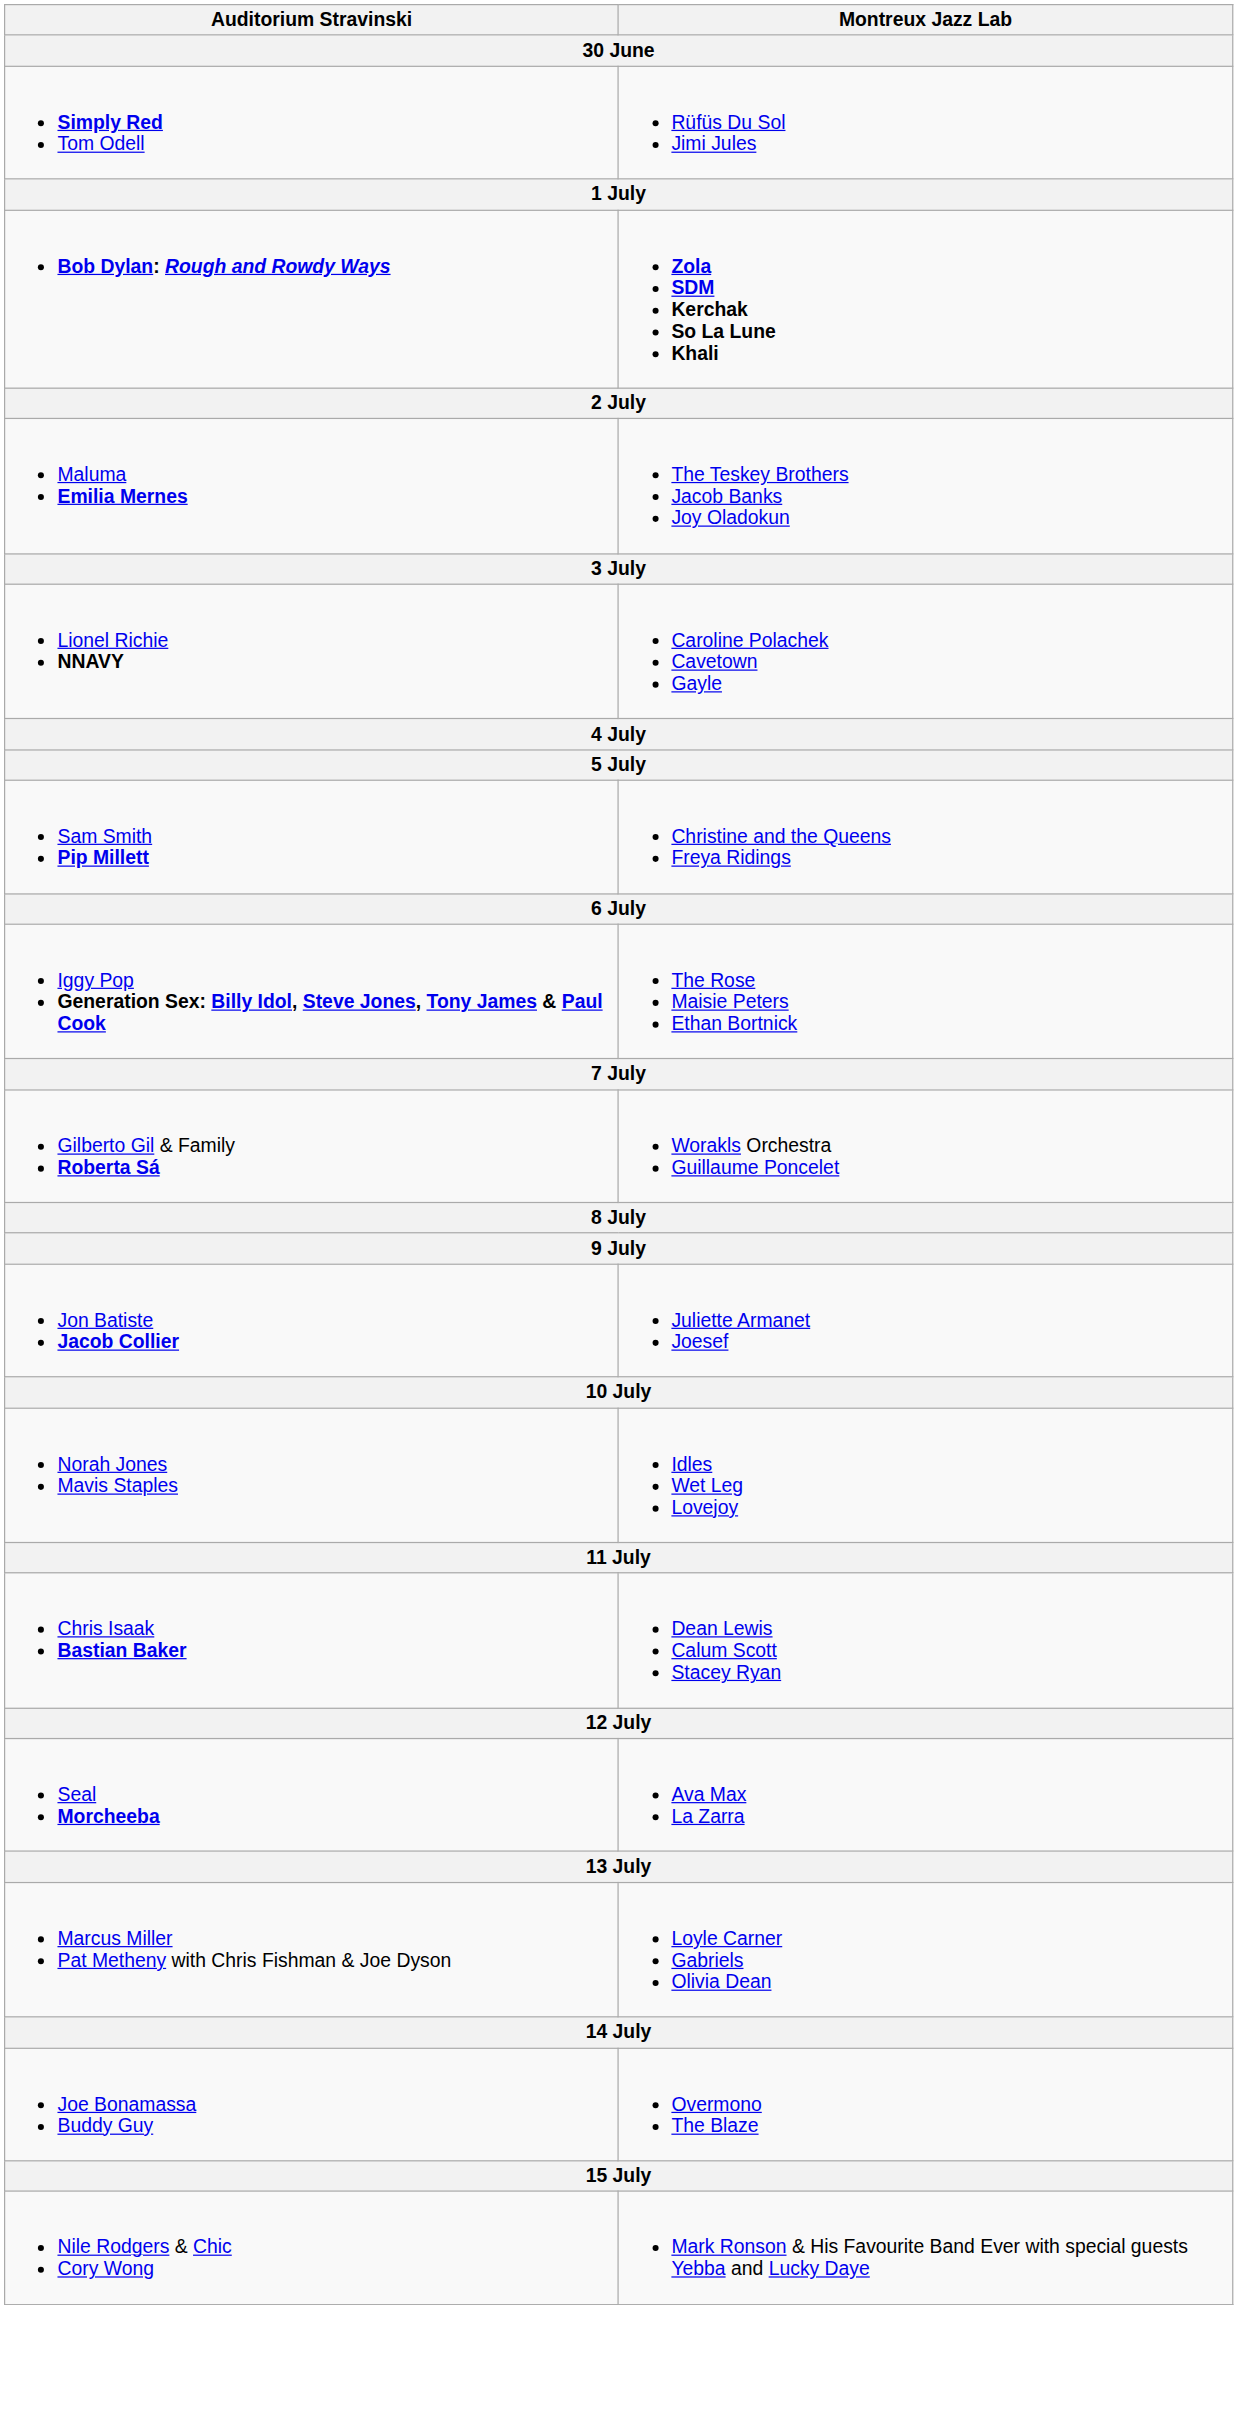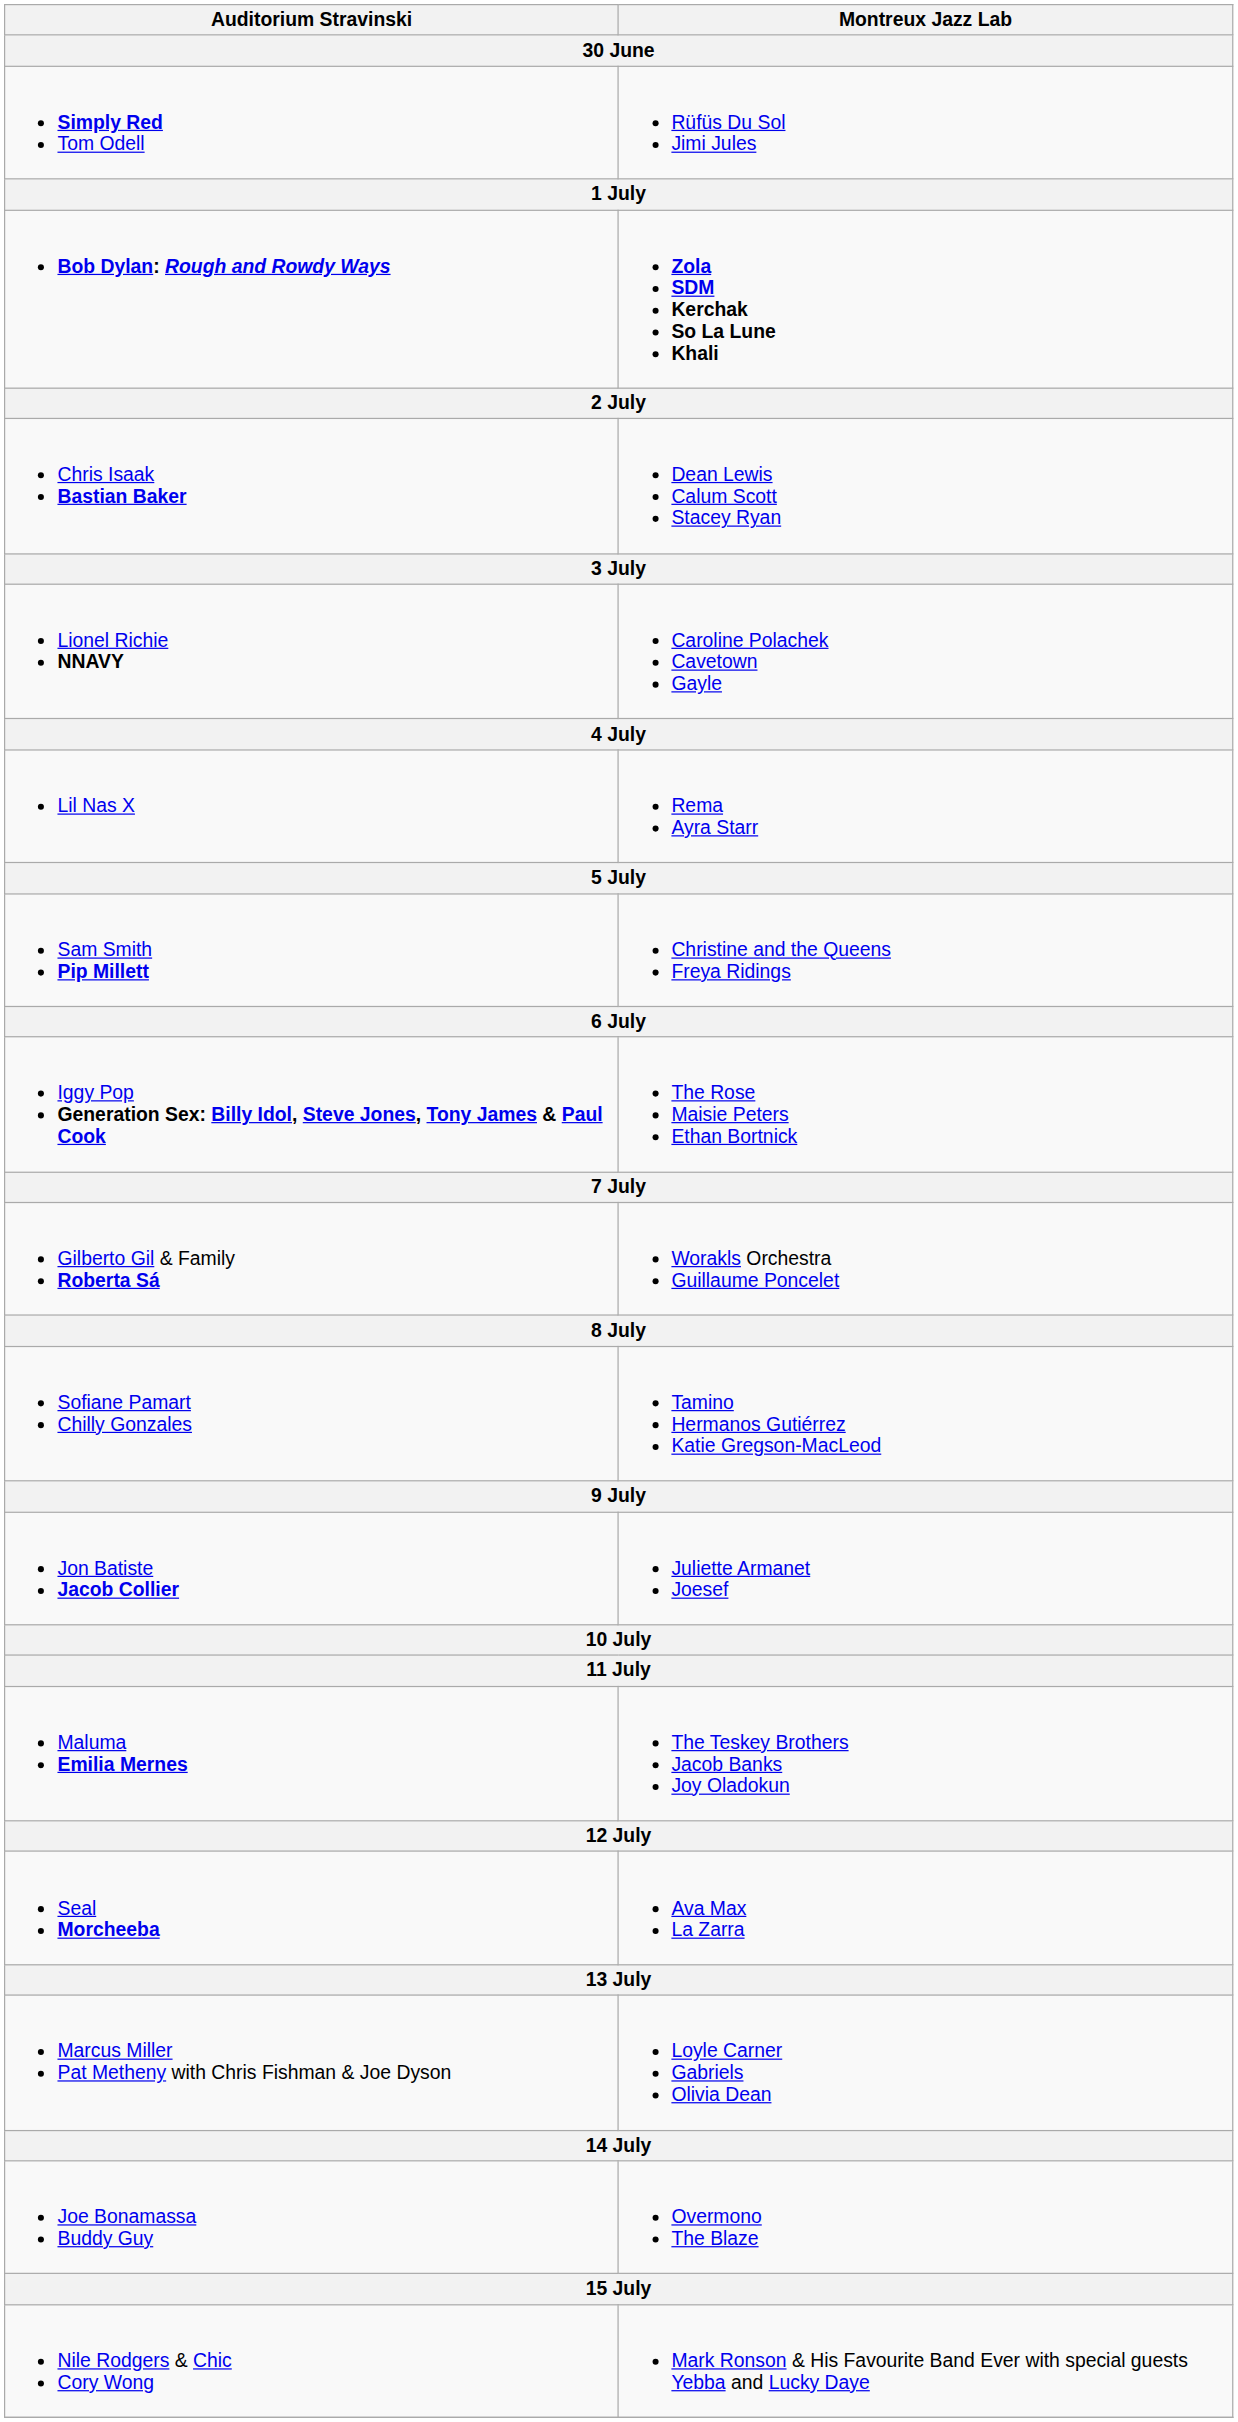rows swapped: (312, 1640) <-> (312, 486)
+ row: (312, 806)
+ row: (312, 1414)
- row: (312, 1475)
